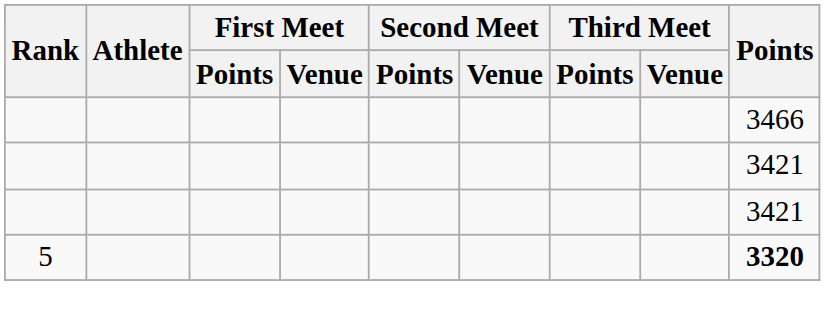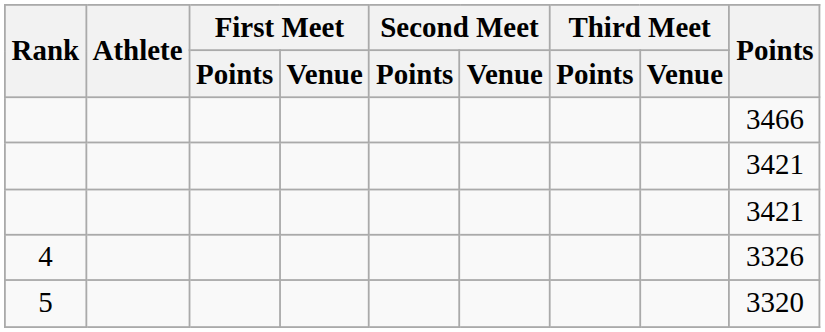+ row: (45, 257)
(775, 257) bold -> (775, 303) normal
